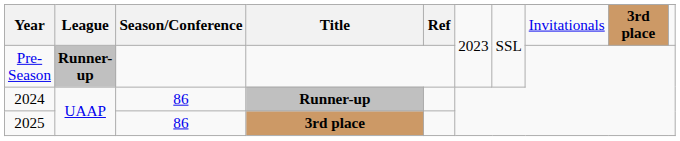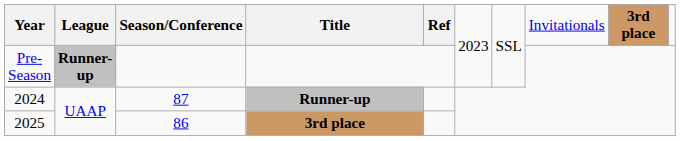(181, 98) 86 -> (181, 98) 87
